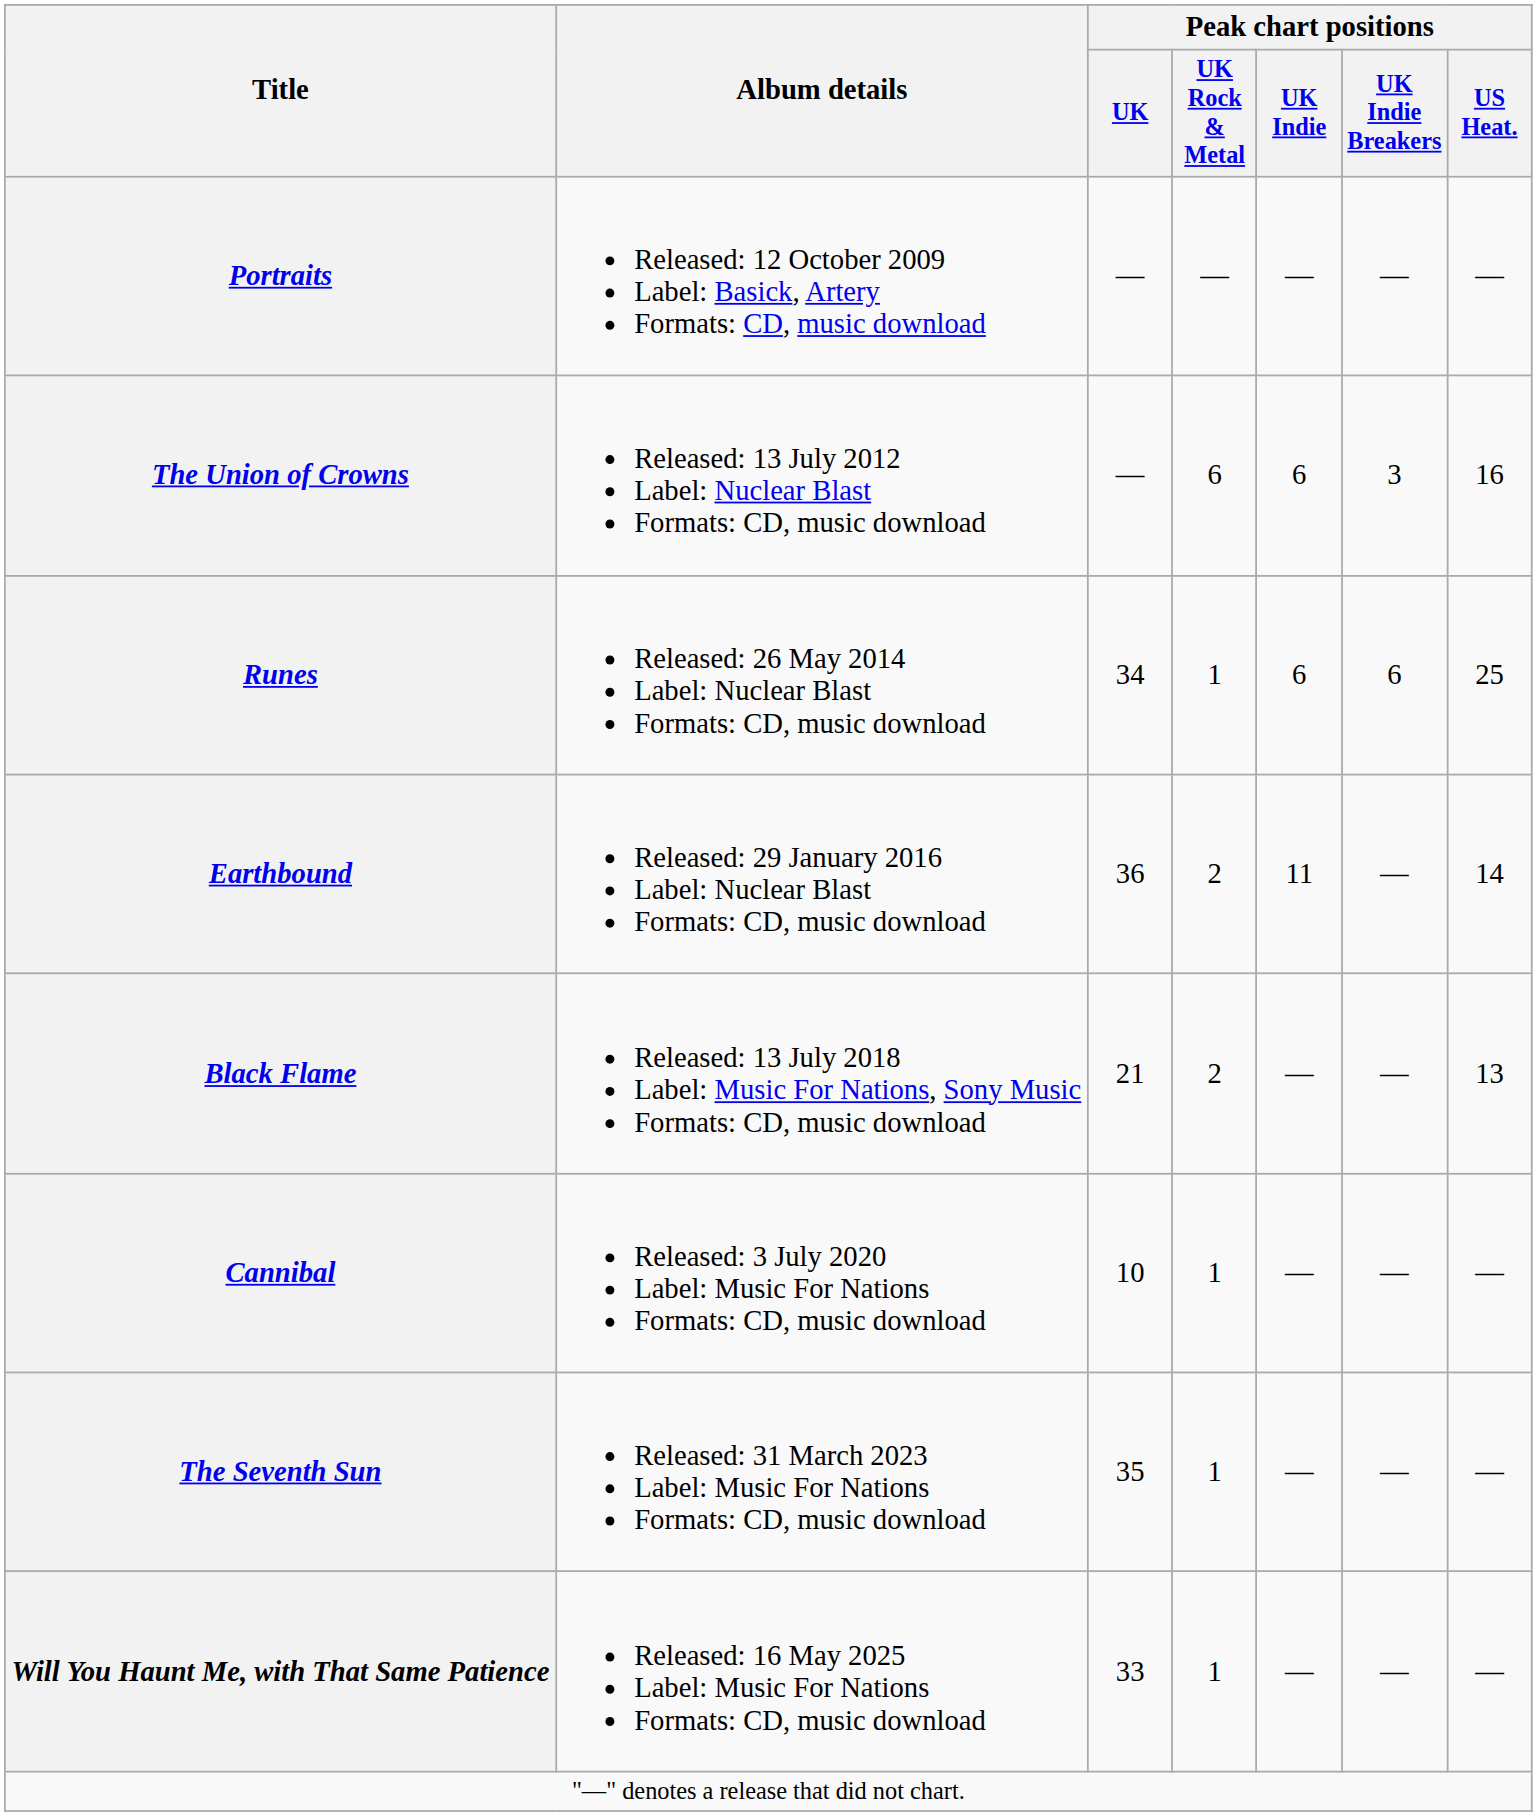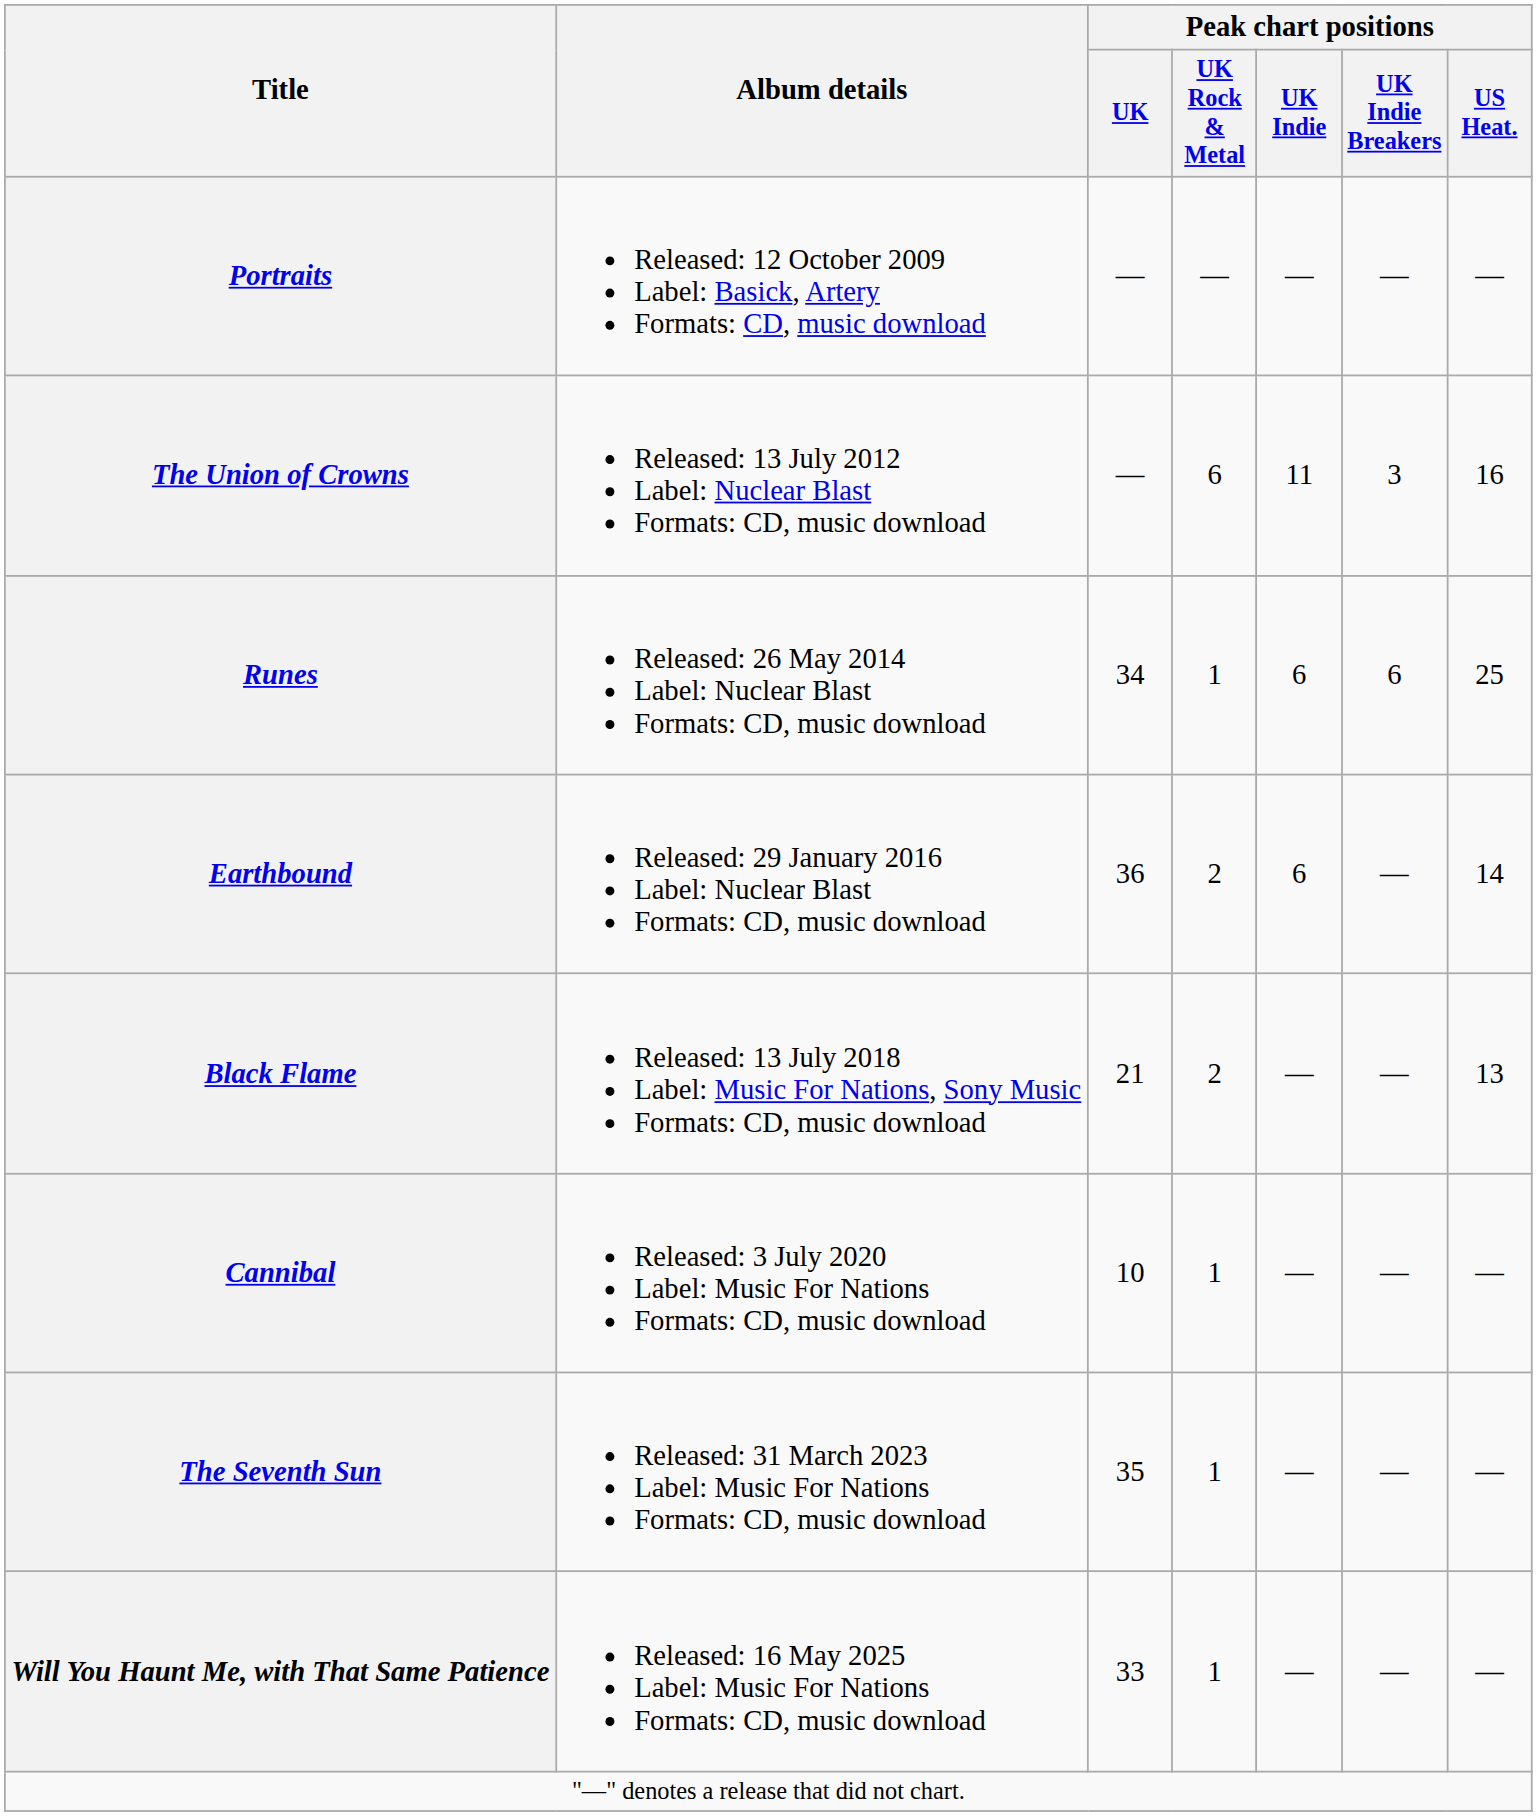(1299, 475) 6 -> (1299, 475) 11
(1299, 873) 11 -> (1299, 873) 6
